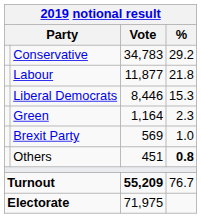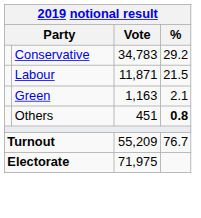(144, 75) 11,877 -> (138, 75) 11,871
(181, 75) 21.8 -> (176, 75) 21.5
- row: (65, 95)
(147, 116) 1,164 -> (141, 95) 1,163
(185, 116) 2.3 -> (179, 95) 2.1
- row: (46, 136)
(143, 182) bold -> (138, 142) normal
